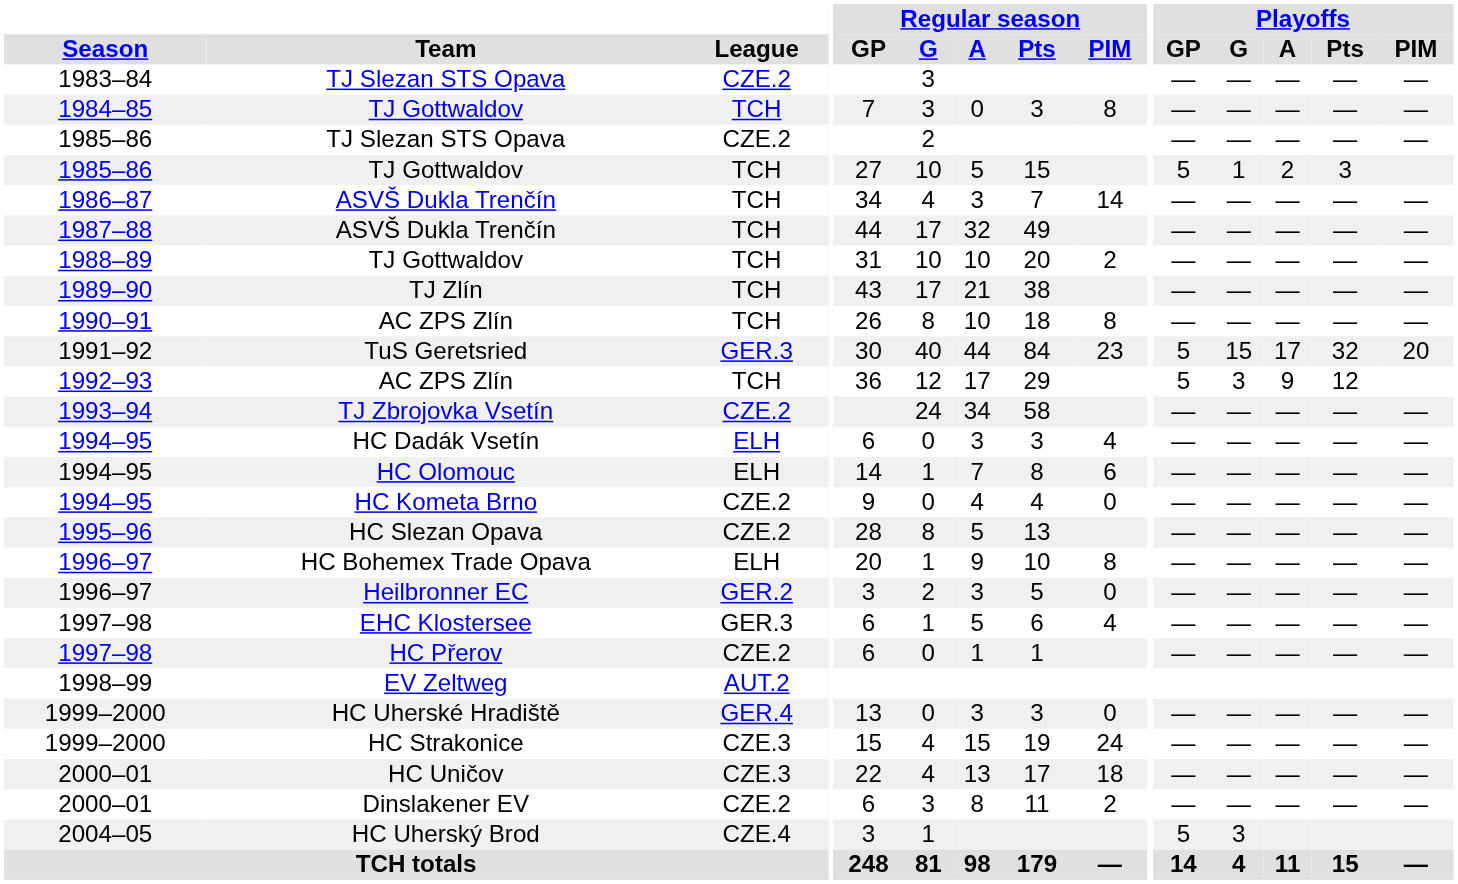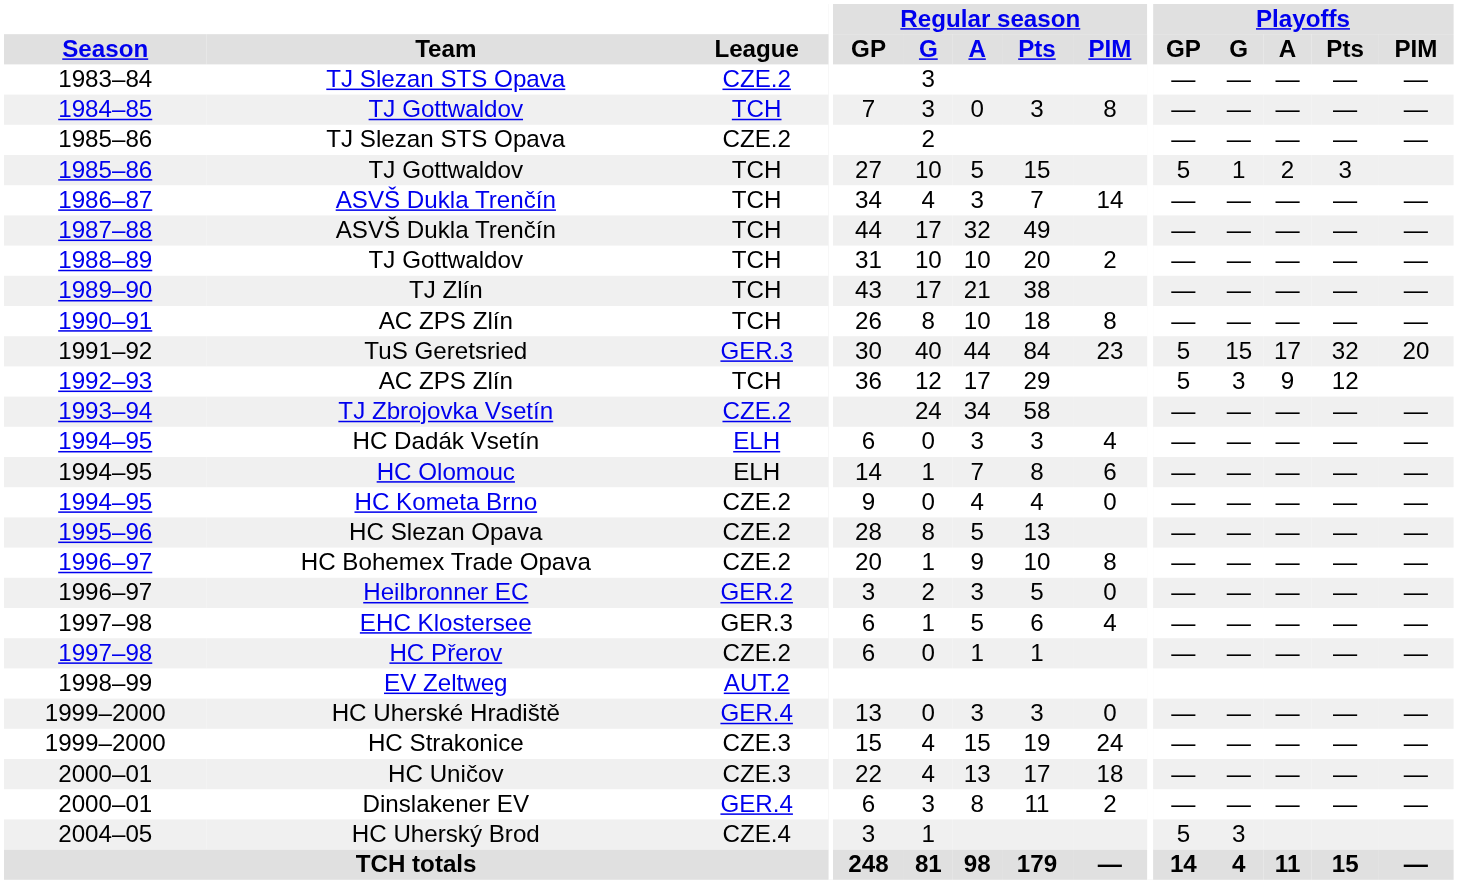(757, 562) ELH -> (757, 562) CZE.2
(757, 804) CZE.2 -> (757, 804) GER.4
